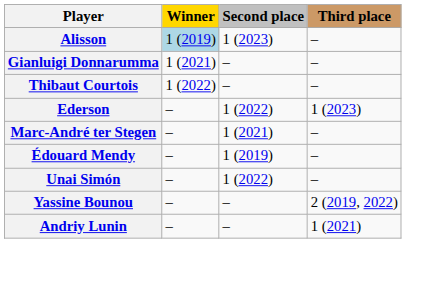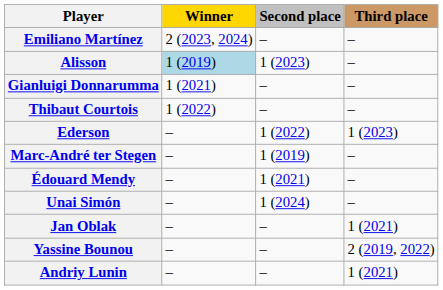+ row: (83, 39)
(248, 132) 1 (2021) -> (285, 156) 1 (2019)
(248, 156) 1 (2019) -> (285, 179) 1 (2021)
(248, 179) 1 (2022) -> (285, 202) 1 (2024)
+ row: (83, 226)
